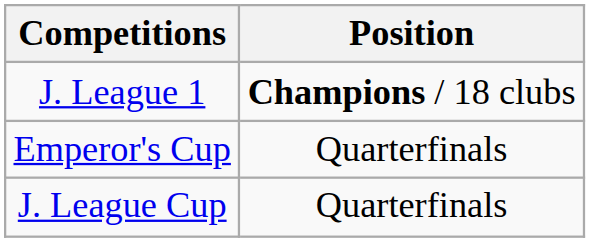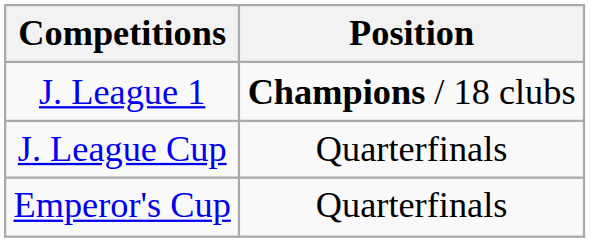rows swapped: (122, 148) <-> (122, 206)
